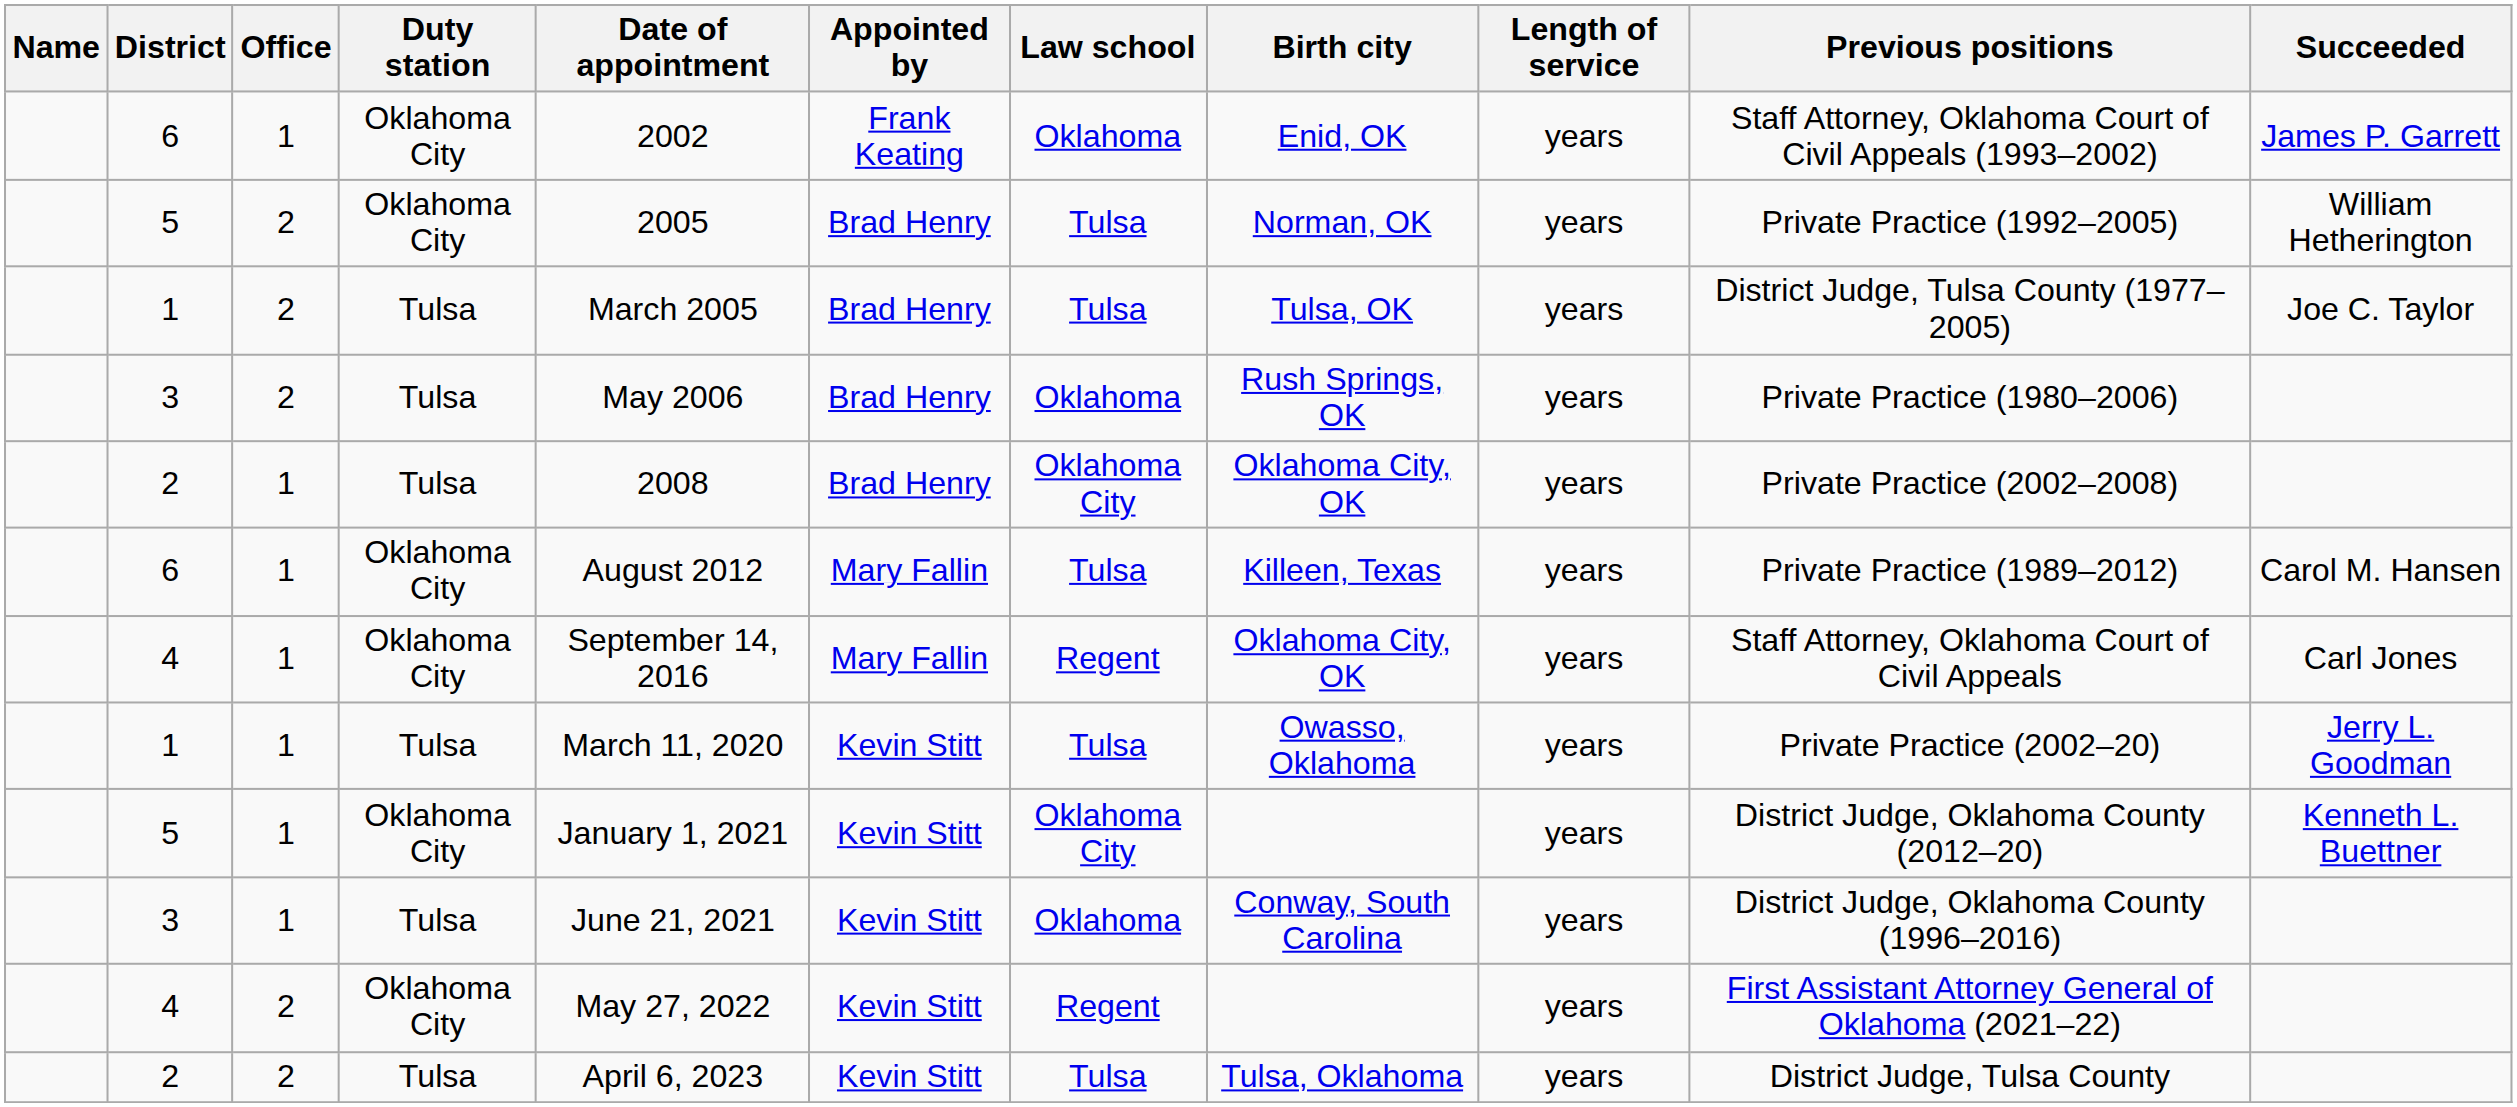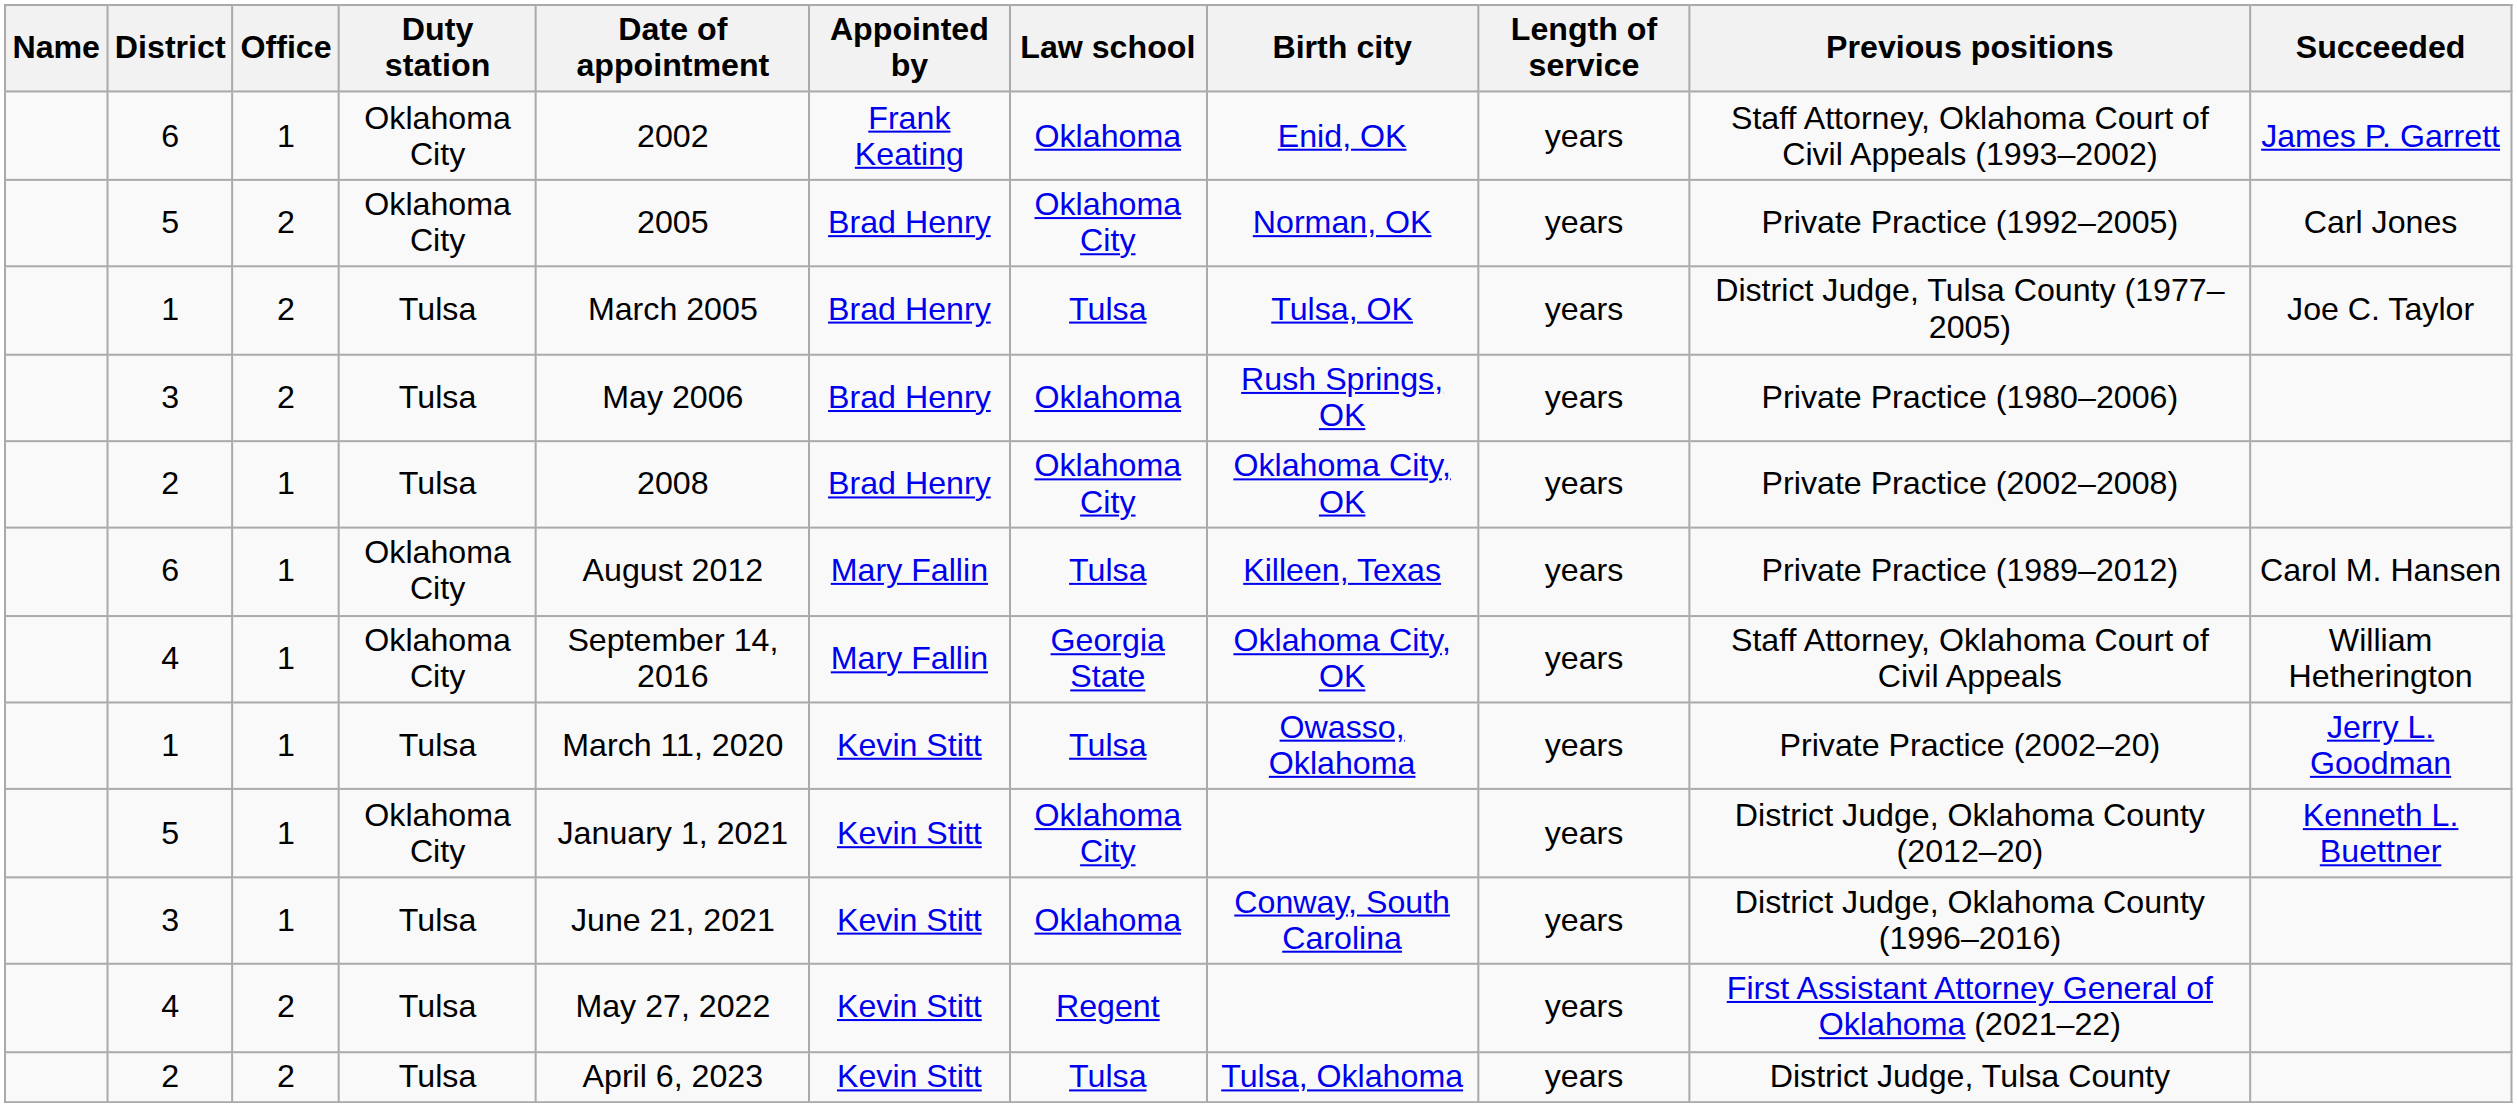(1108, 222) Tulsa -> (1108, 222) Oklahoma City
(2381, 222) William Hetherington -> (2381, 222) Carl Jones
(1108, 658) Regent -> (1108, 658) Georgia State
(2381, 658) Carl Jones -> (2381, 658) William Hetherington
(438, 1007) Oklahoma City -> (438, 1007) Tulsa
